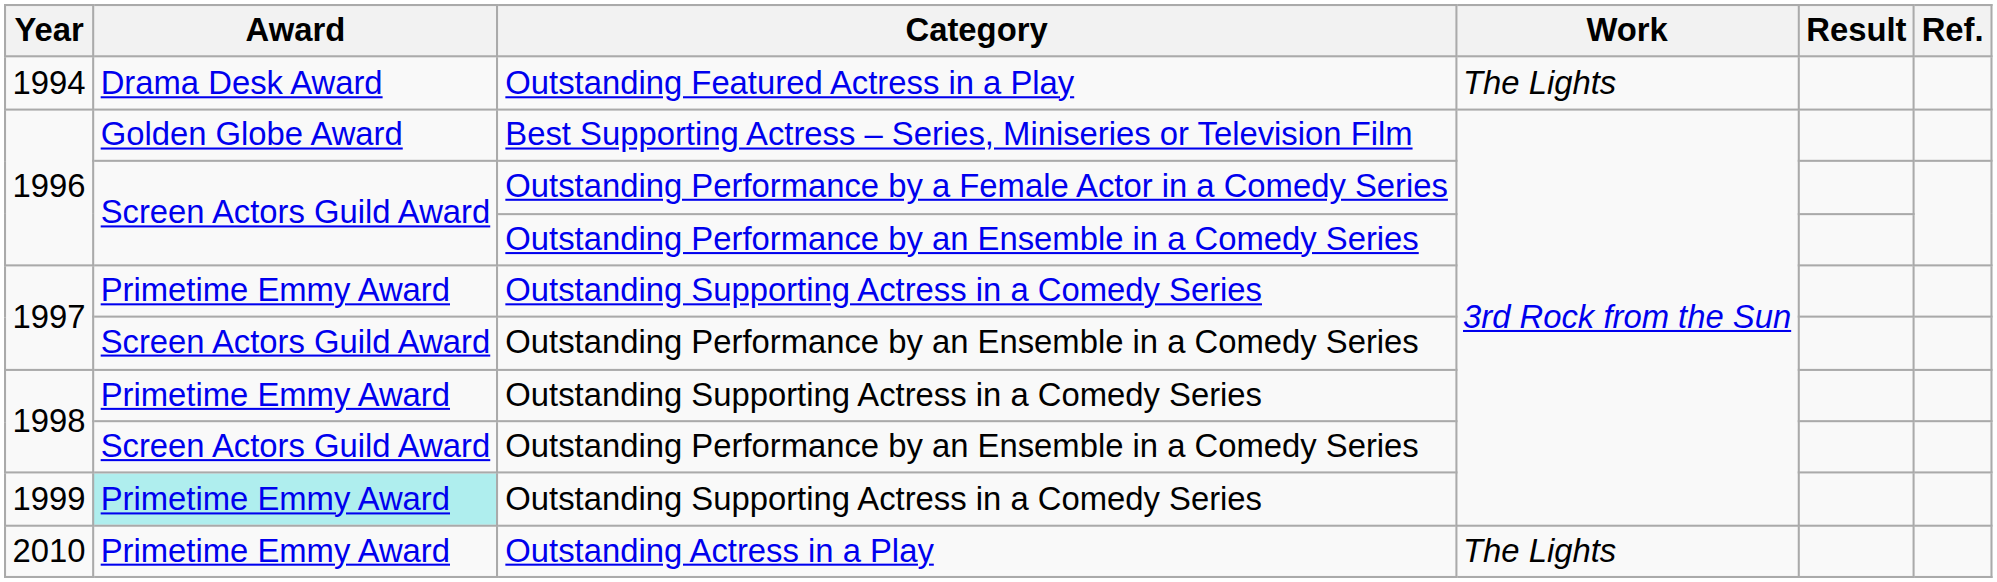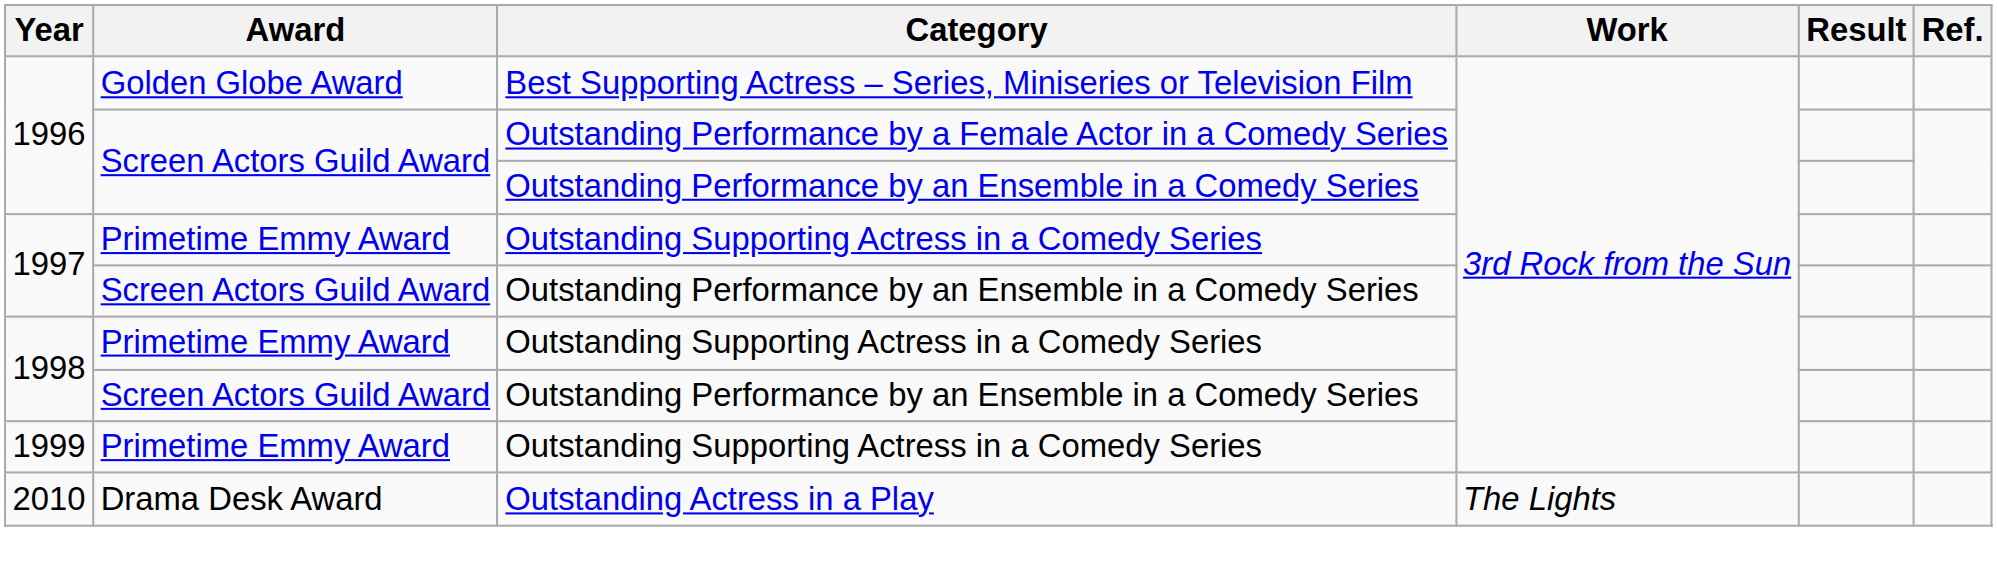- row: (49, 82)
(275, 498) paleturquoise background -> (275, 446) no background
(275, 550) Primetime Emmy Award -> (242, 498) Drama Desk Award
